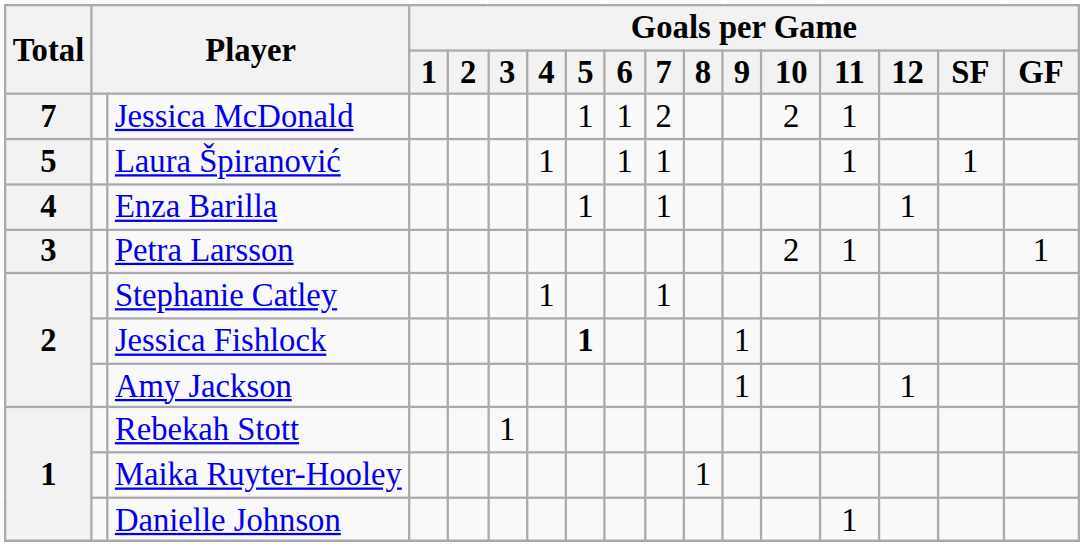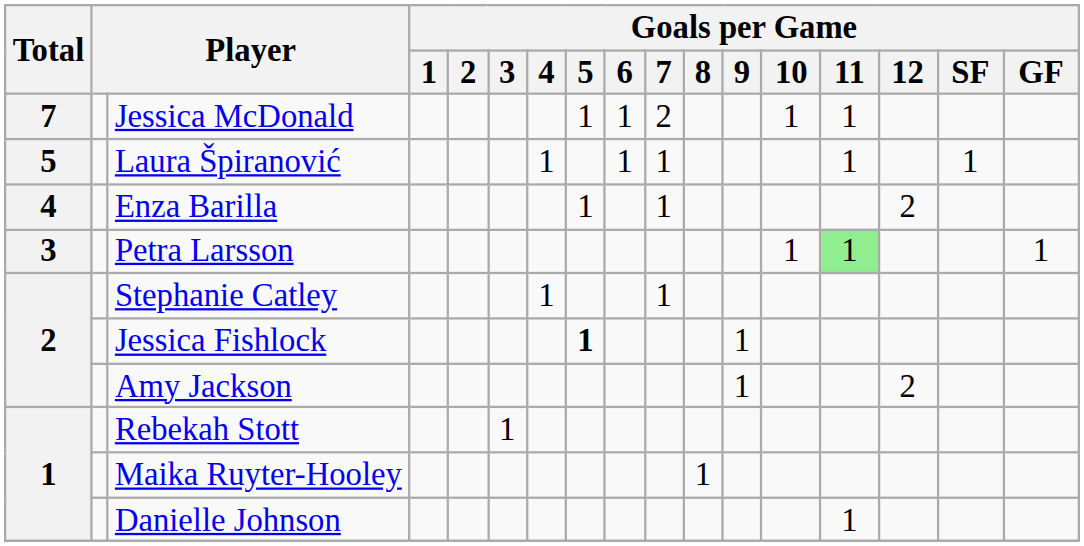(791, 116) 2 -> (791, 116) 1
(908, 206) 1 -> (908, 206) 2
(791, 250) 2 -> (791, 250) 1
(849, 250) no background -> (849, 250) lightgreen background
(908, 385) 1 -> (908, 385) 2
